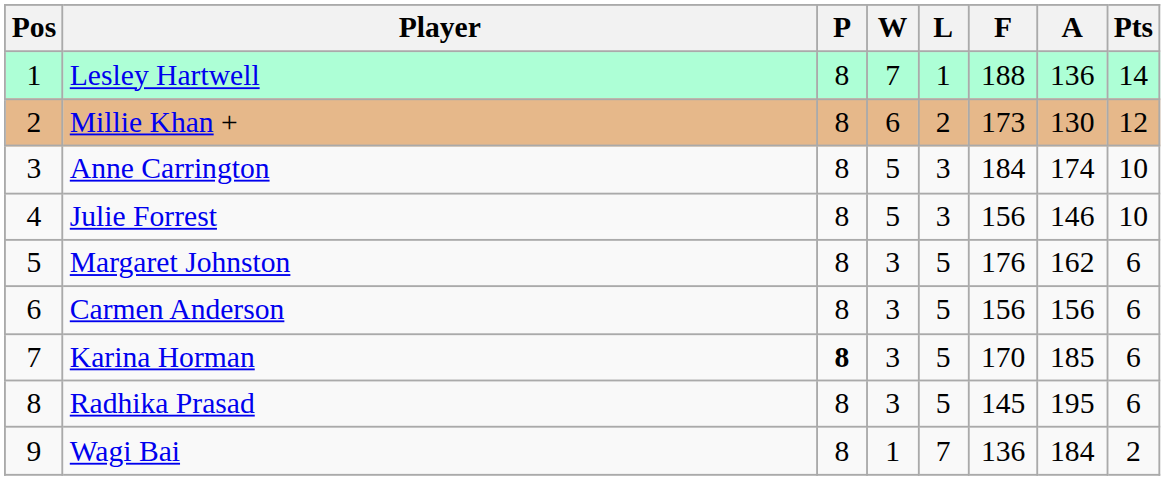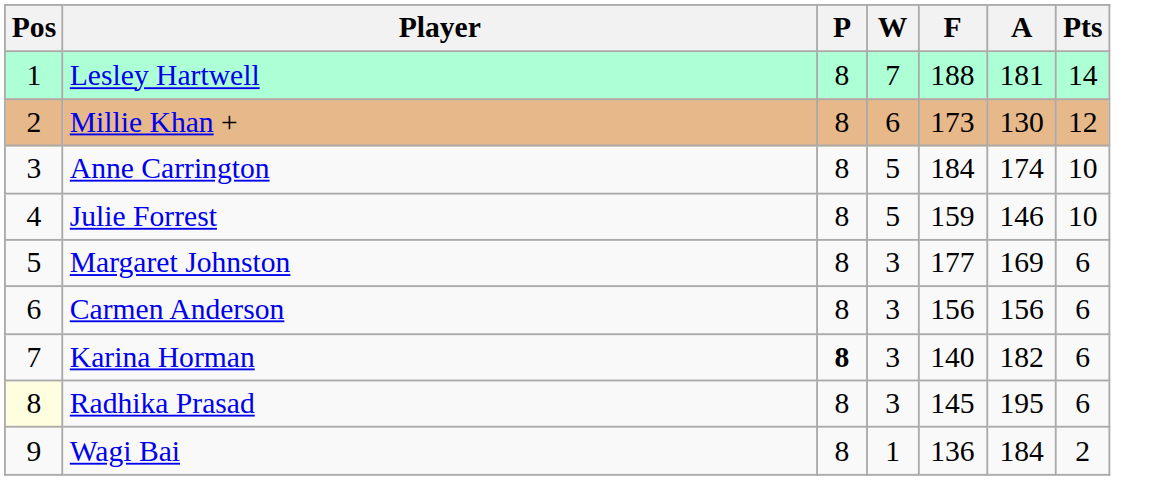- column: (943, 27)
(1072, 74) 136 -> (1022, 74) 181
(1003, 215) 156 -> (952, 215) 159
(1003, 262) 176 -> (952, 262) 177
(1072, 262) 162 -> (1022, 262) 169
(1003, 356) 170 -> (952, 356) 140
(1072, 356) 185 -> (1022, 356) 182
(34, 403) no background -> (34, 403) lightyellow background
